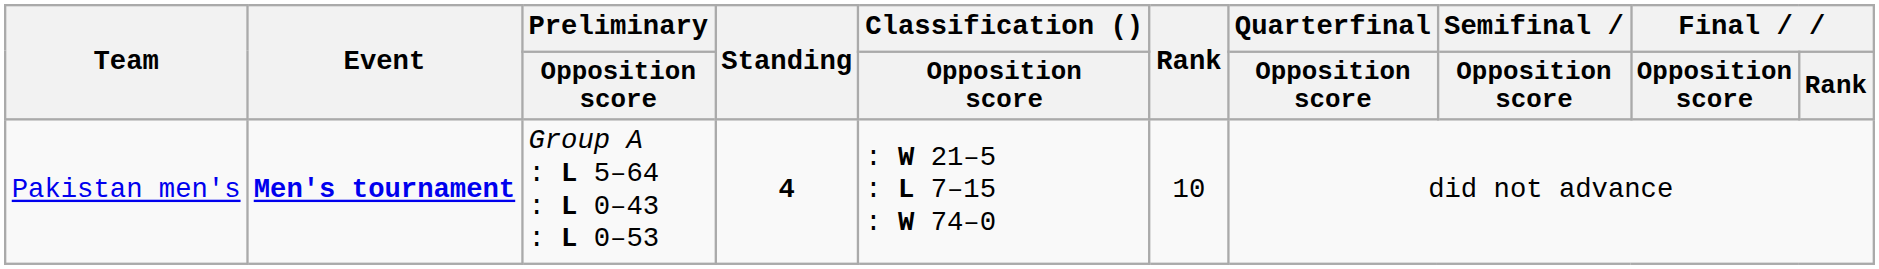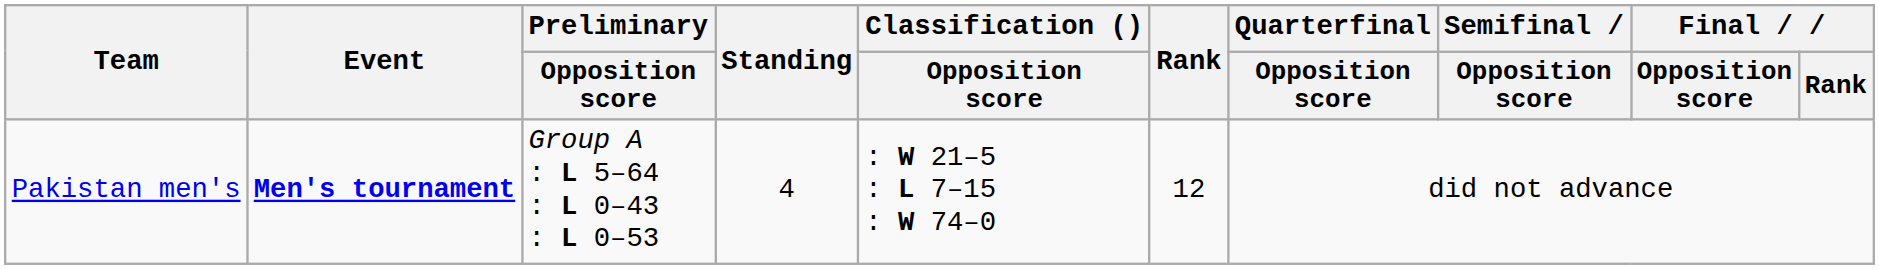(787, 191) bold -> (787, 191) normal
(1189, 191) 10 -> (1189, 191) 12
